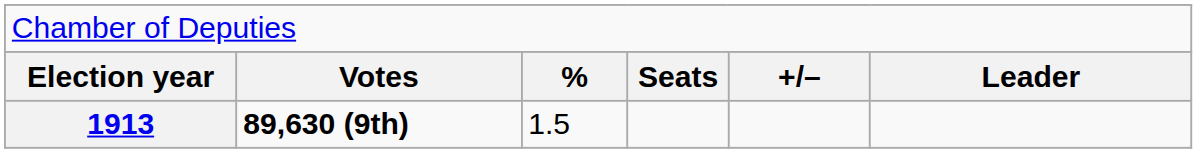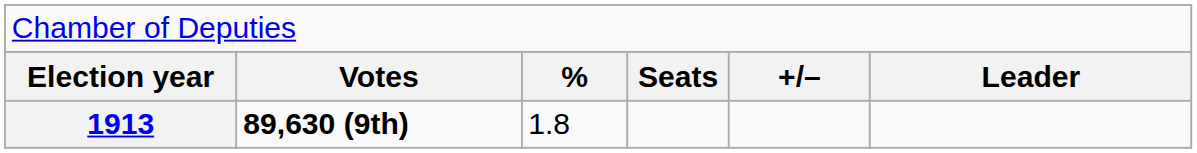(549, 123) 1.5 -> (549, 123) 1.8
